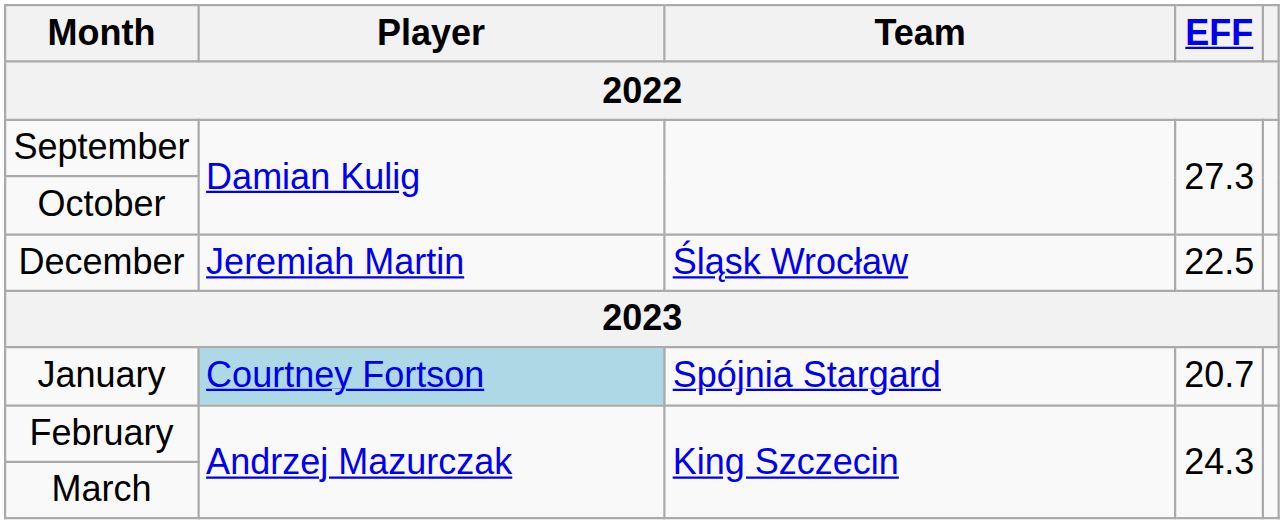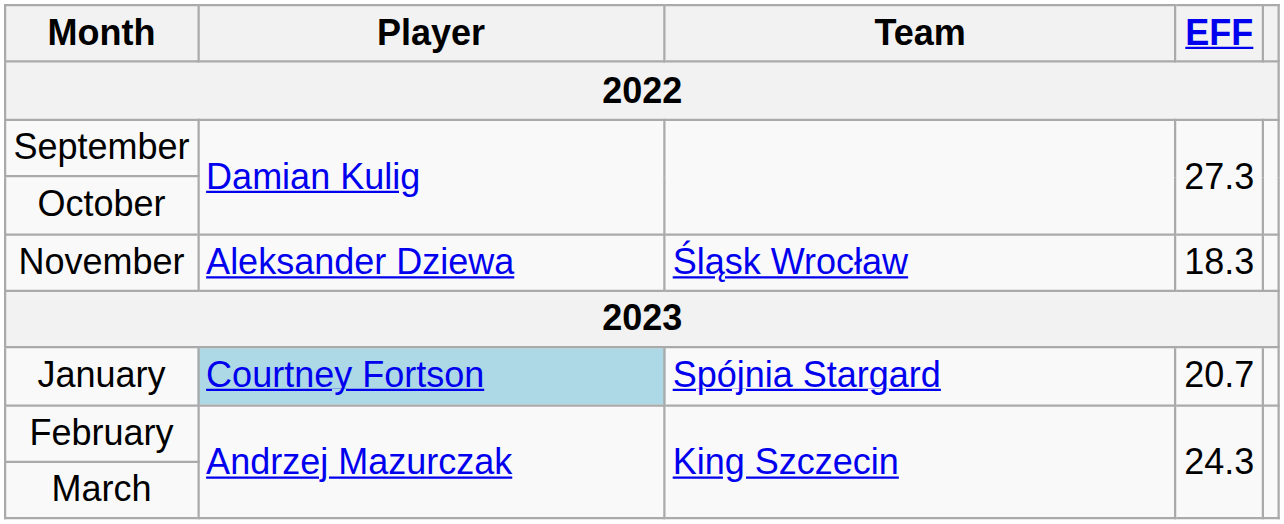+ row: (101, 261)
- row: (101, 261)
